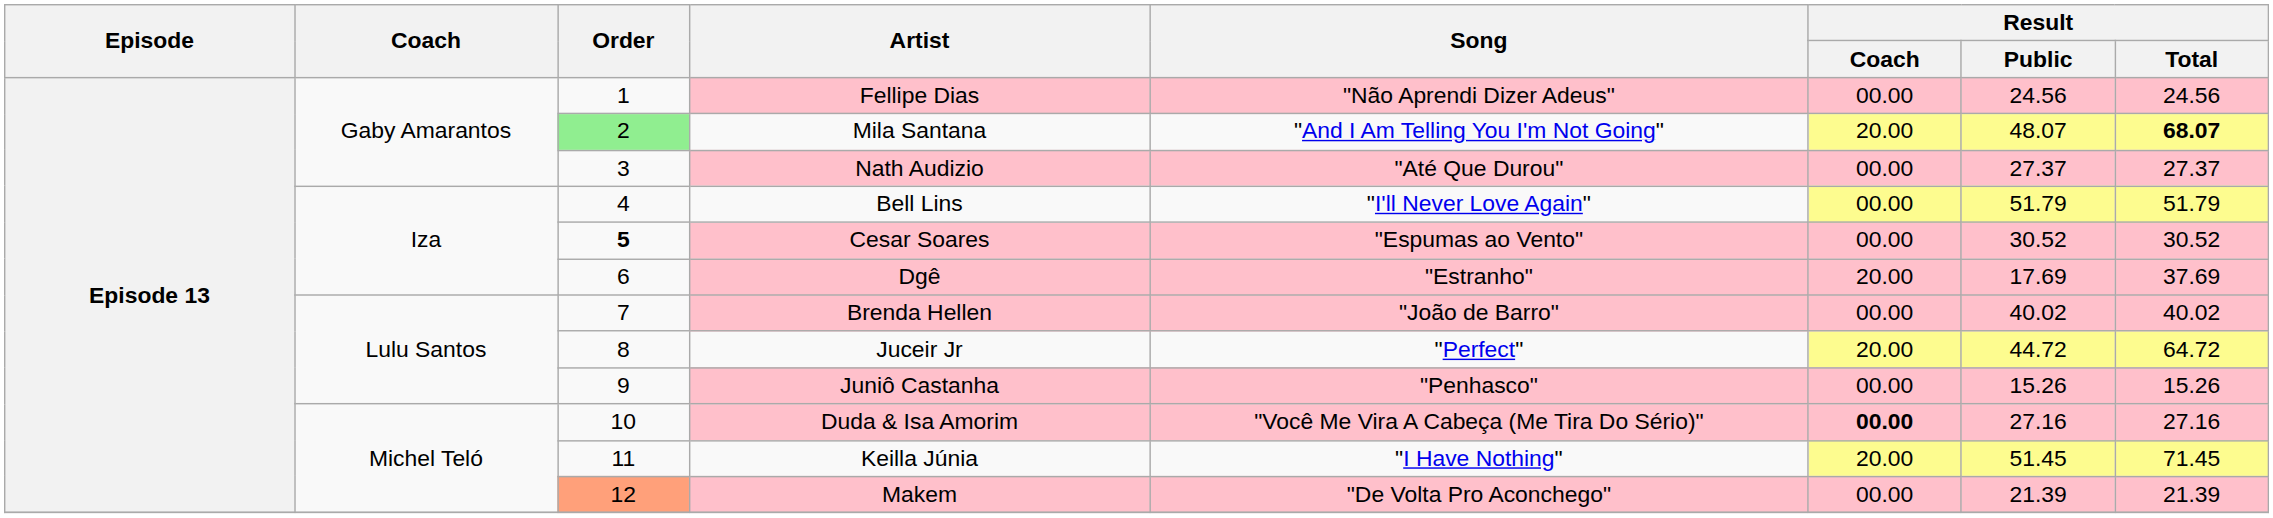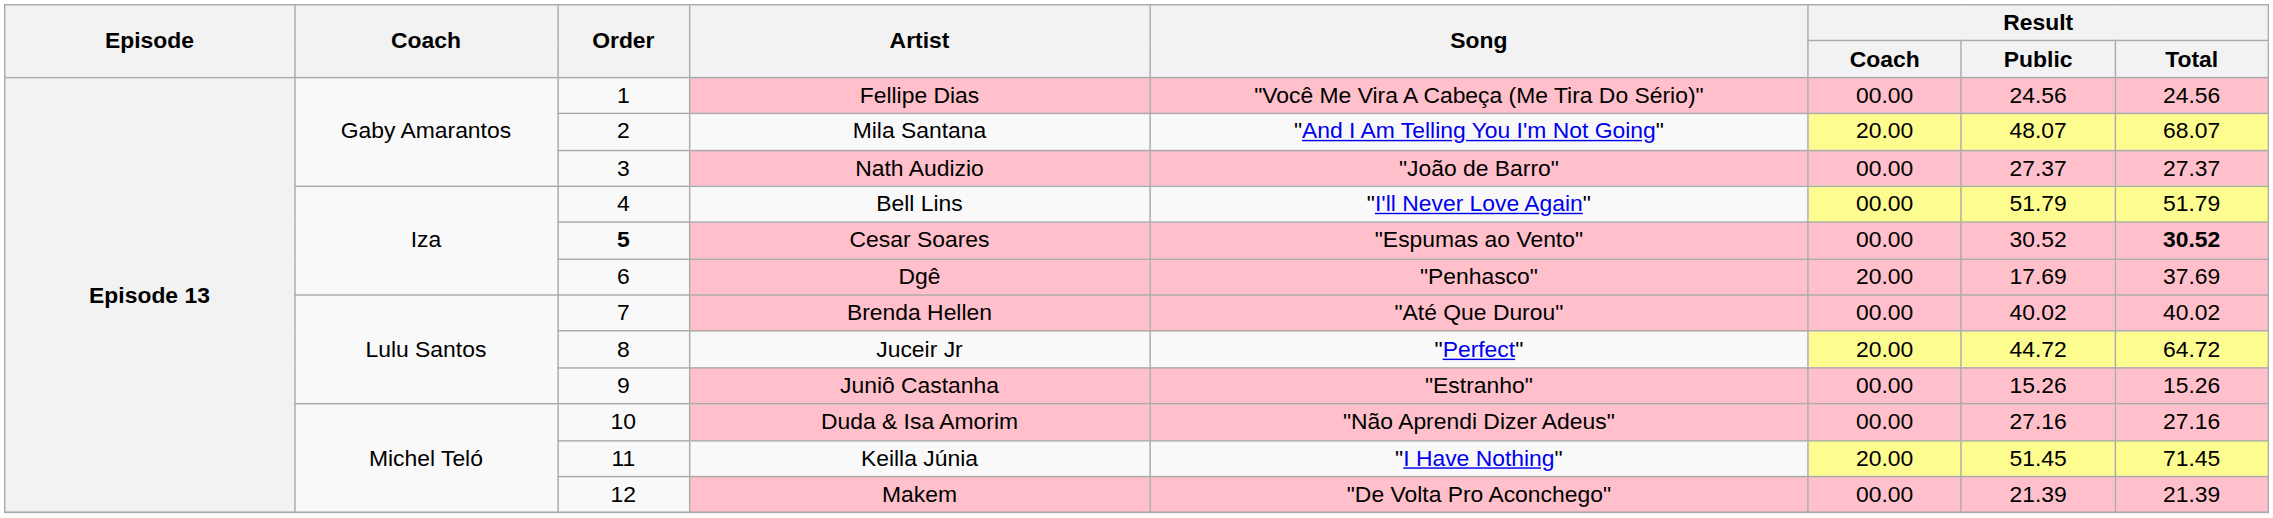(1479, 95) "Não Aprendi Dizer Adeus" -> (1479, 95) "Você Me Vira A Cabeça (Me Tira Do Sério)"
(623, 131) lightgreen background -> (623, 131) no background
(2192, 131) bold -> (2192, 131) normal
(1479, 167) "Até Que Durou" -> (1479, 167) "João de Barro"
(2192, 240) normal -> (2192, 240) bold
(1479, 276) "Estranho" -> (1479, 276) "Penhasco"
(1479, 312) "João de Barro" -> (1479, 312) "Até Que Durou"
(1479, 385) "Penhasco" -> (1479, 385) "Estranho"
(1479, 421) "Você Me Vira A Cabeça (Me Tira Do Sério)" -> (1479, 421) "Não Aprendi Dizer Adeus"
(1885, 421) bold -> (1885, 421) normal
(623, 494) lightsalmon background -> (623, 494) no background
